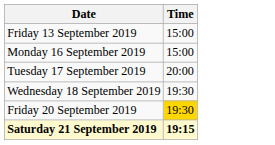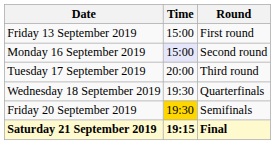+ column: (234, 14)
(180, 52) no background -> (180, 52) lavender background
